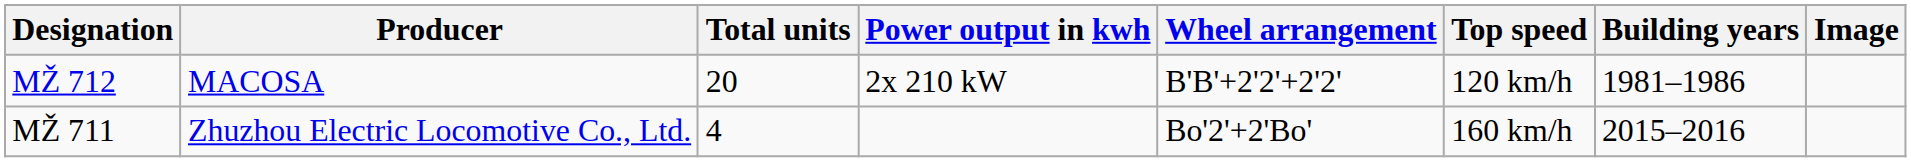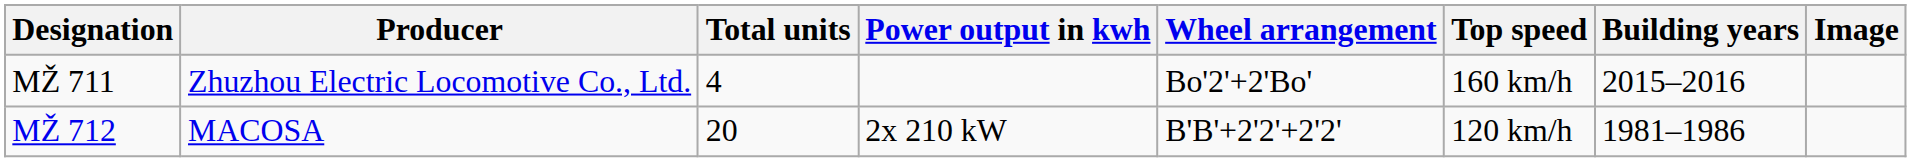rows swapped: (64, 80) <-> (63, 130)
